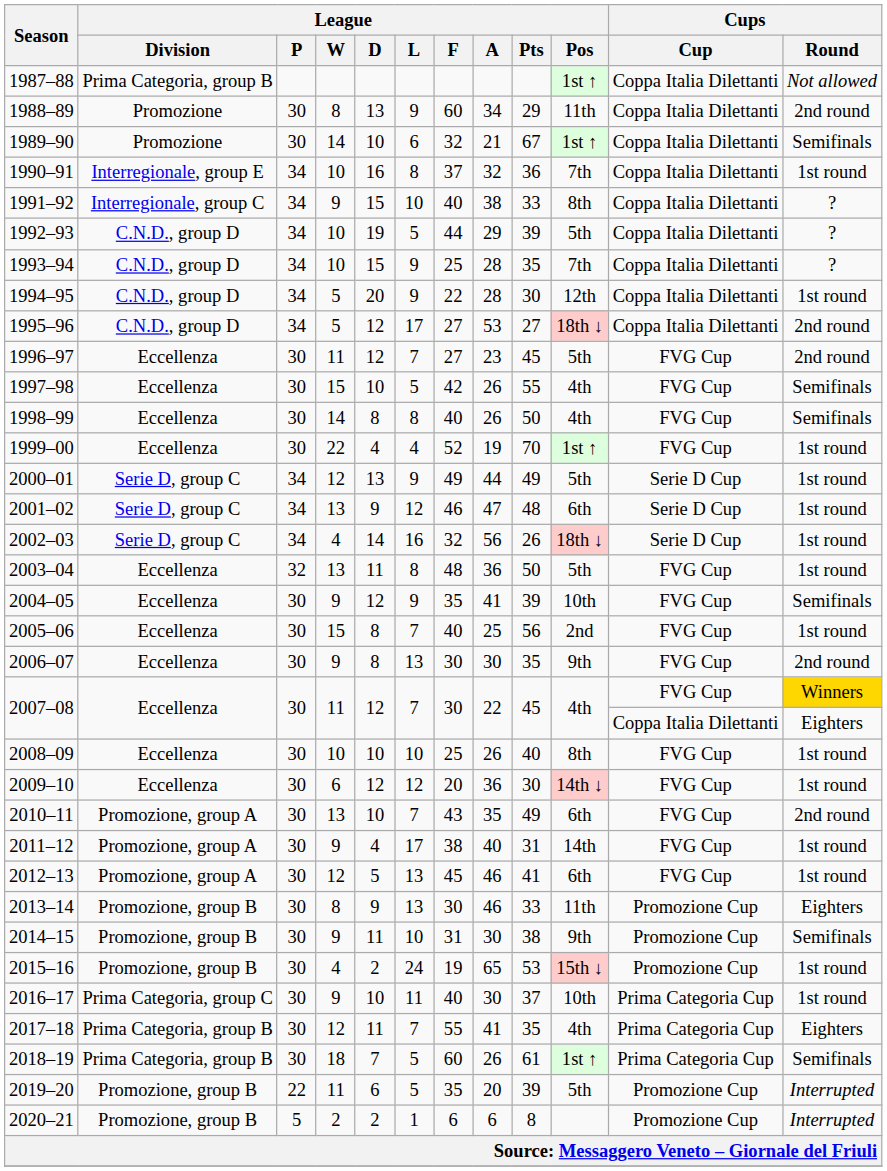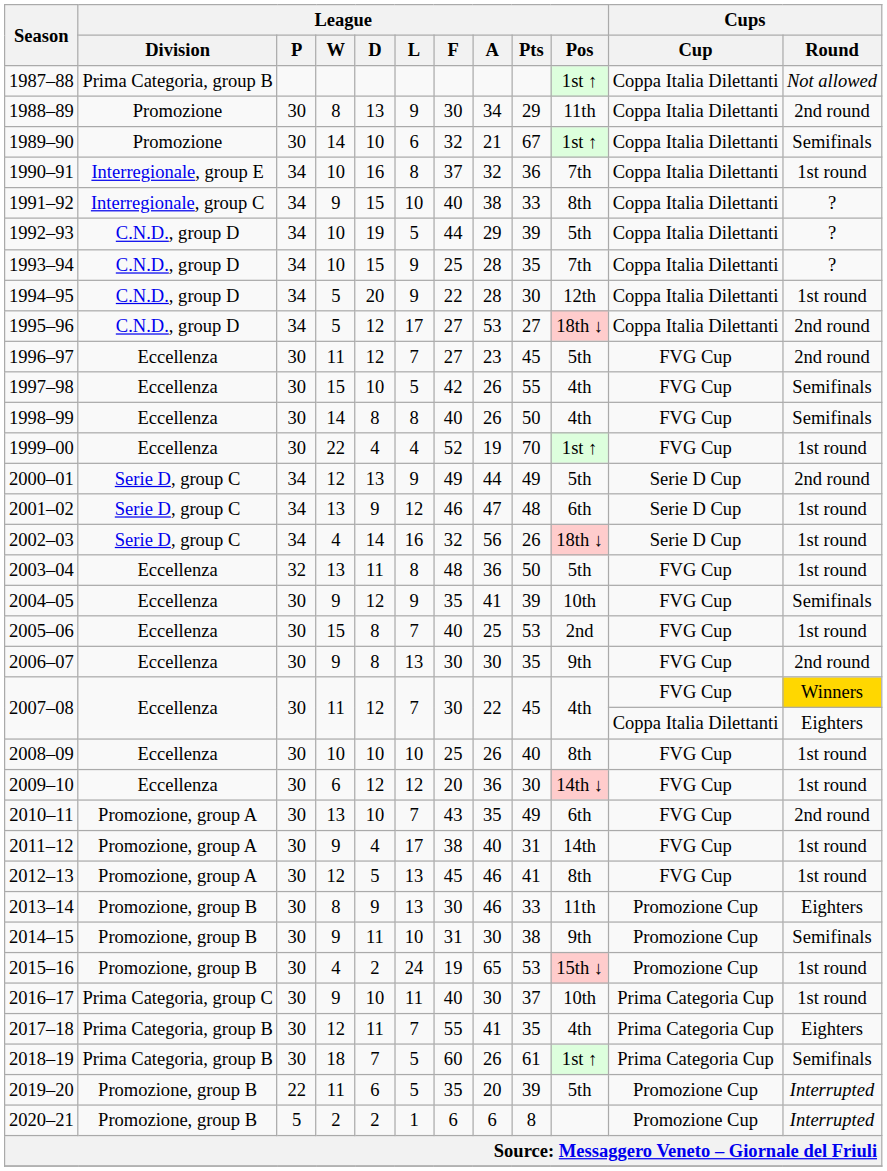(453, 111) 60 -> (453, 111) 30
(832, 478) 1st round -> (832, 478) 2nd round
(531, 631) 56 -> (531, 631) 53
(580, 876) 6th -> (580, 876) 8th
